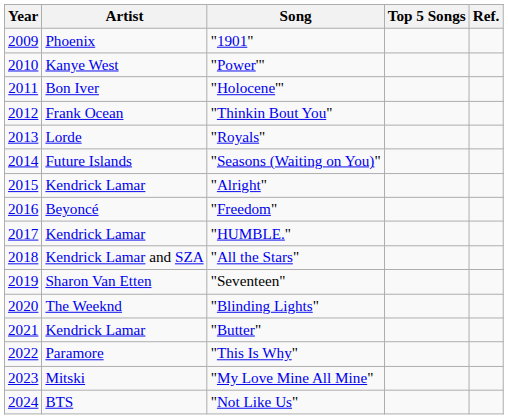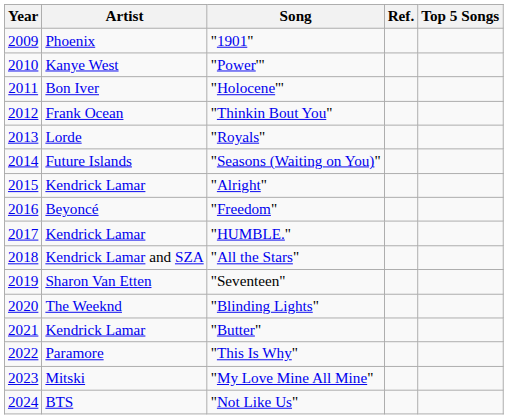columns swapped: (427, 16) <-> (486, 16)
